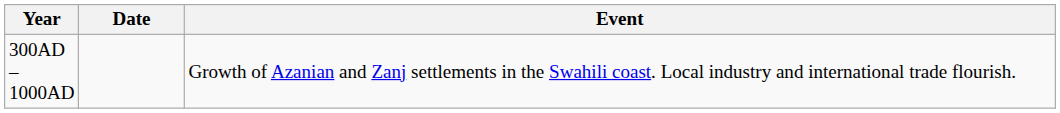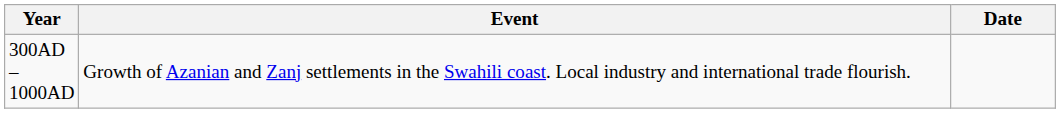columns swapped: (131, 19) <-> (620, 19)
